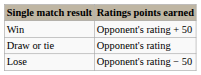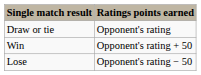rows swapped: (15, 29) <-> (30, 45)
